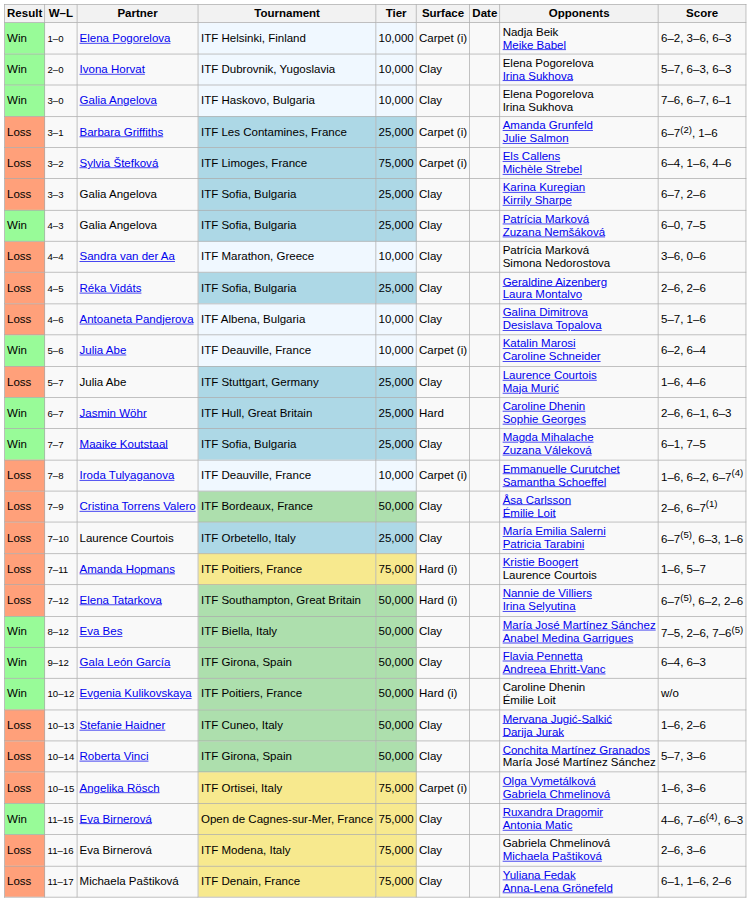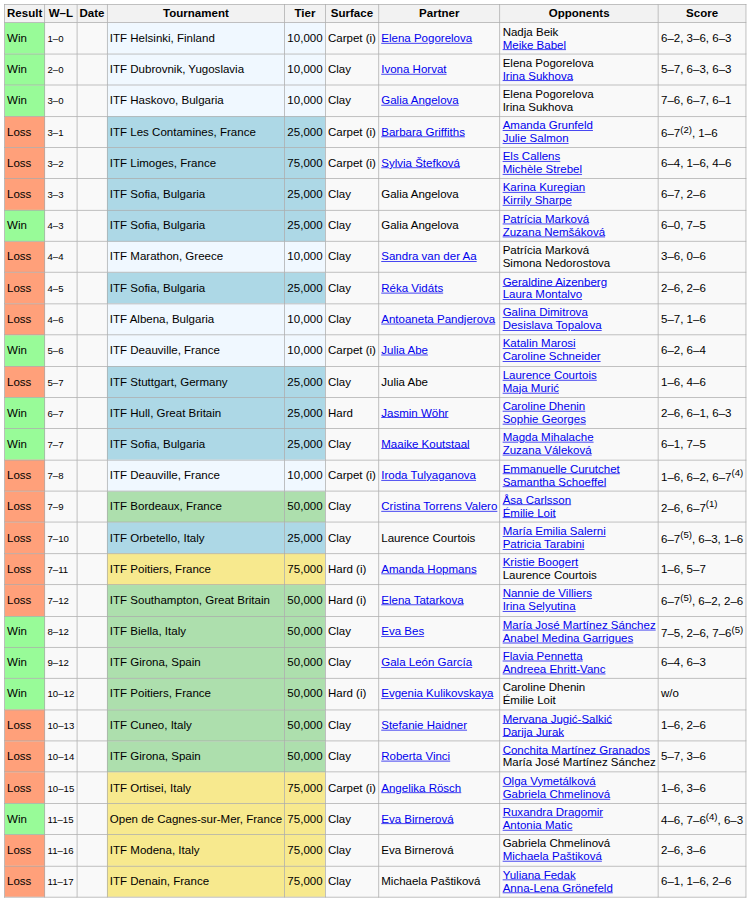columns swapped: (485, 13) <-> (138, 13)
